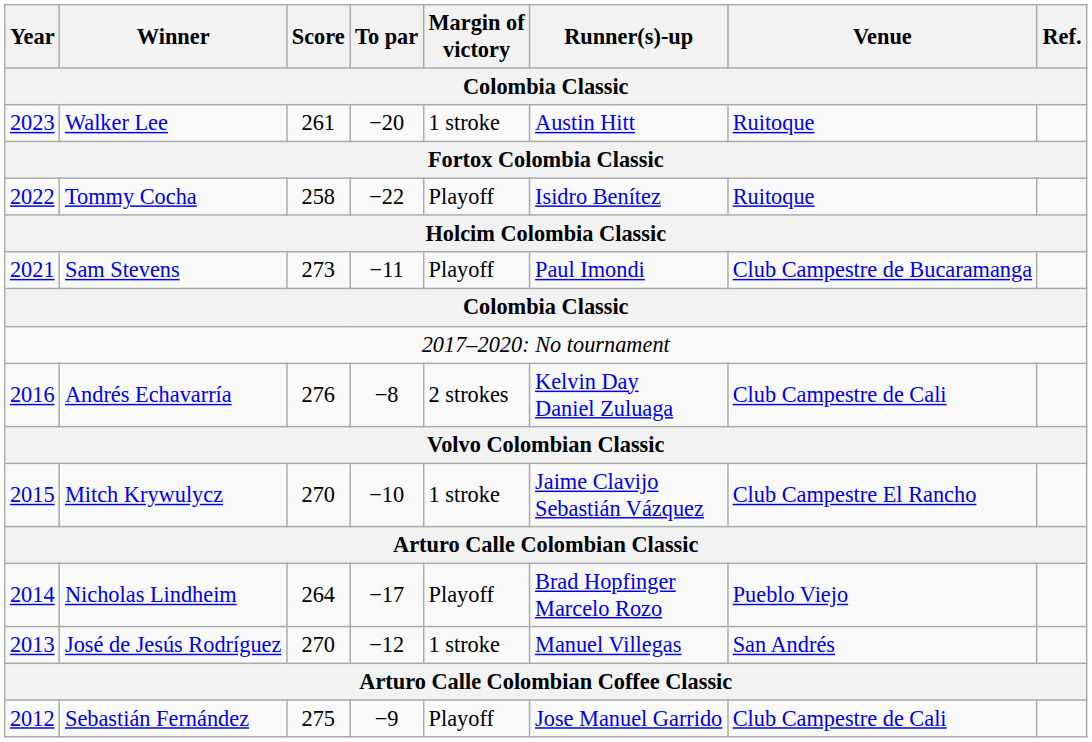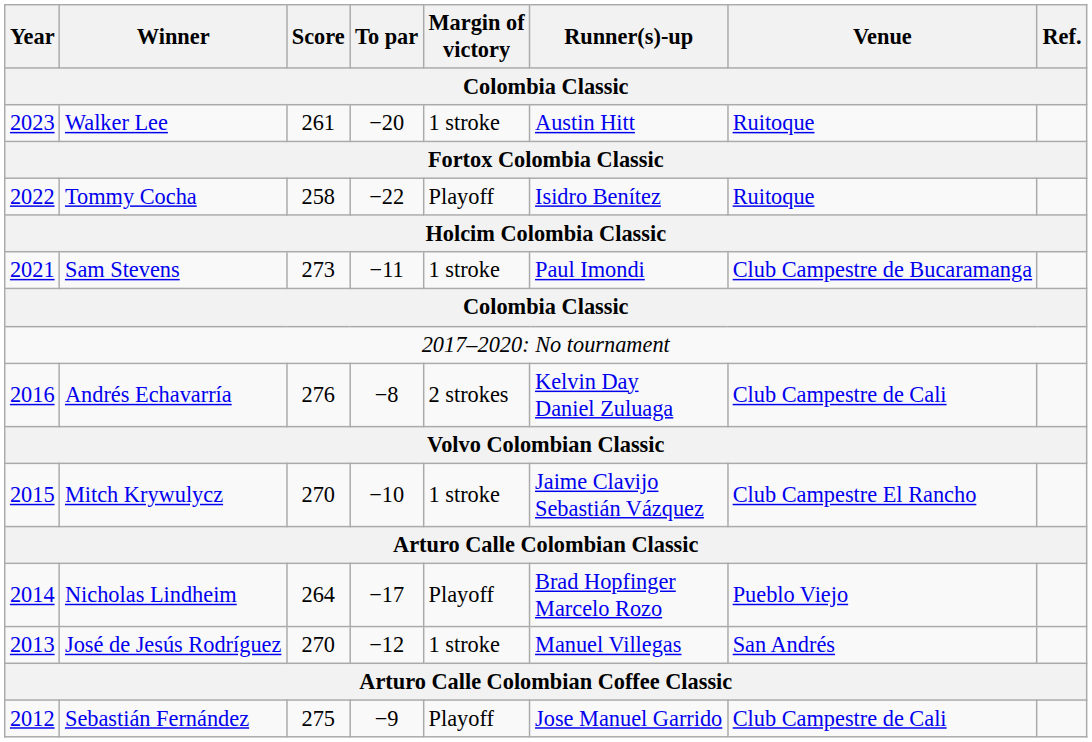(461, 270) Playoff -> (464, 270) 1 stroke
